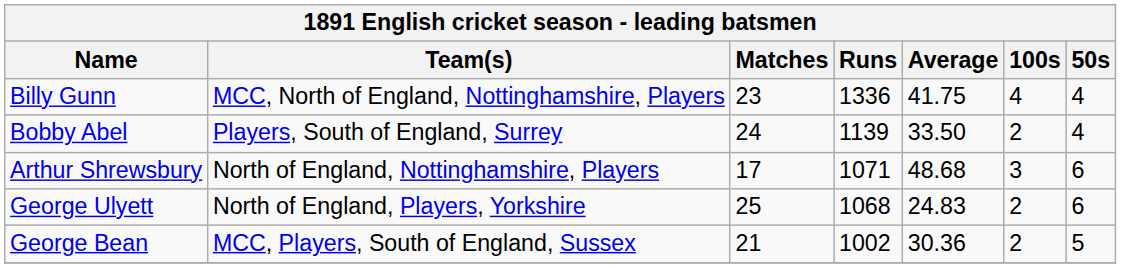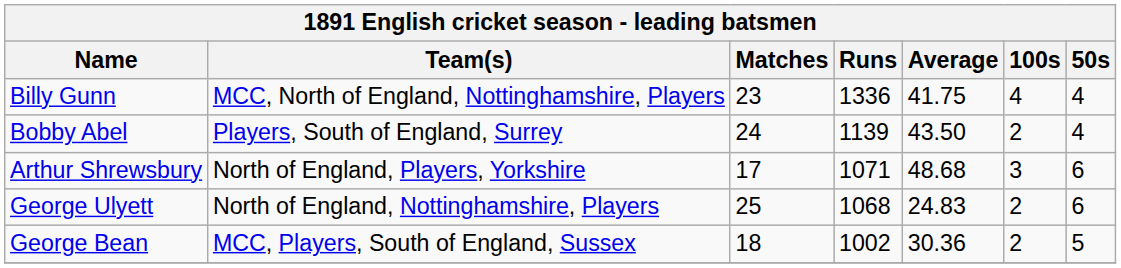(937, 133) 33.50 -> (937, 133) 43.50
(436, 170) North of England, Nottinghamshire, Players -> (399, 170) North of England, Players, Yorkshire
(399, 206) North of England, Players, Yorkshire -> (436, 206) North of England, Nottinghamshire, Players
(748, 243) 21 -> (748, 243) 18
